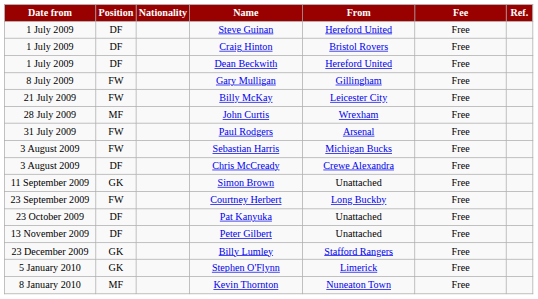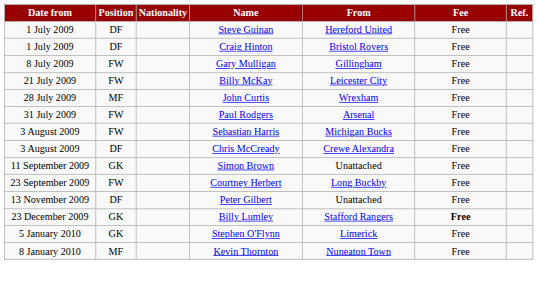- row: (246, 64)
- row: (246, 217)
(461, 251) normal -> (461, 217) bold
